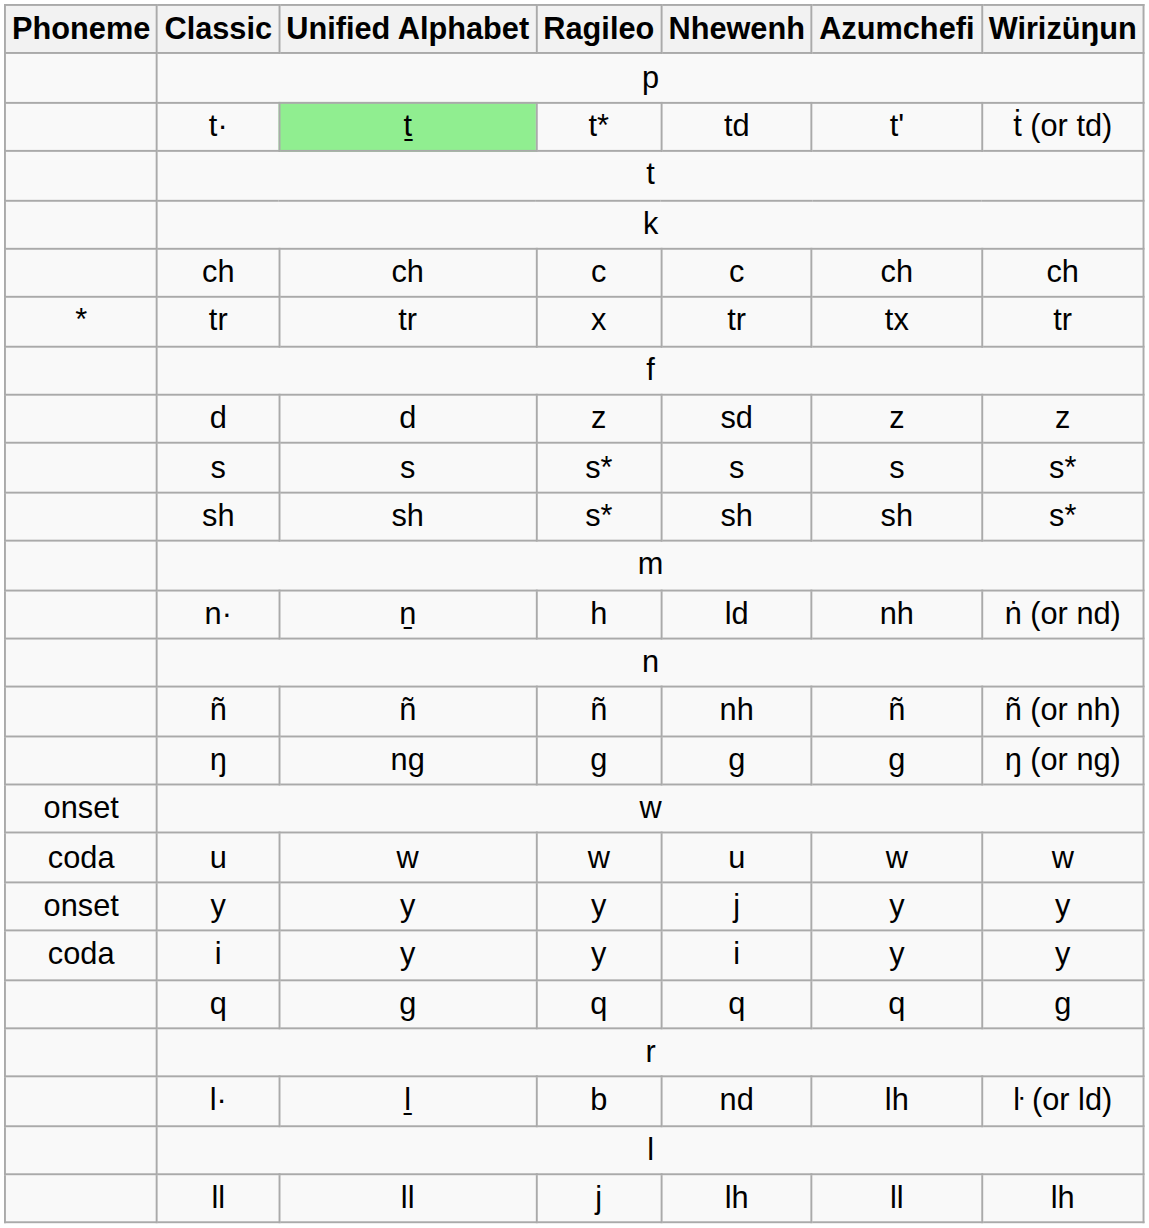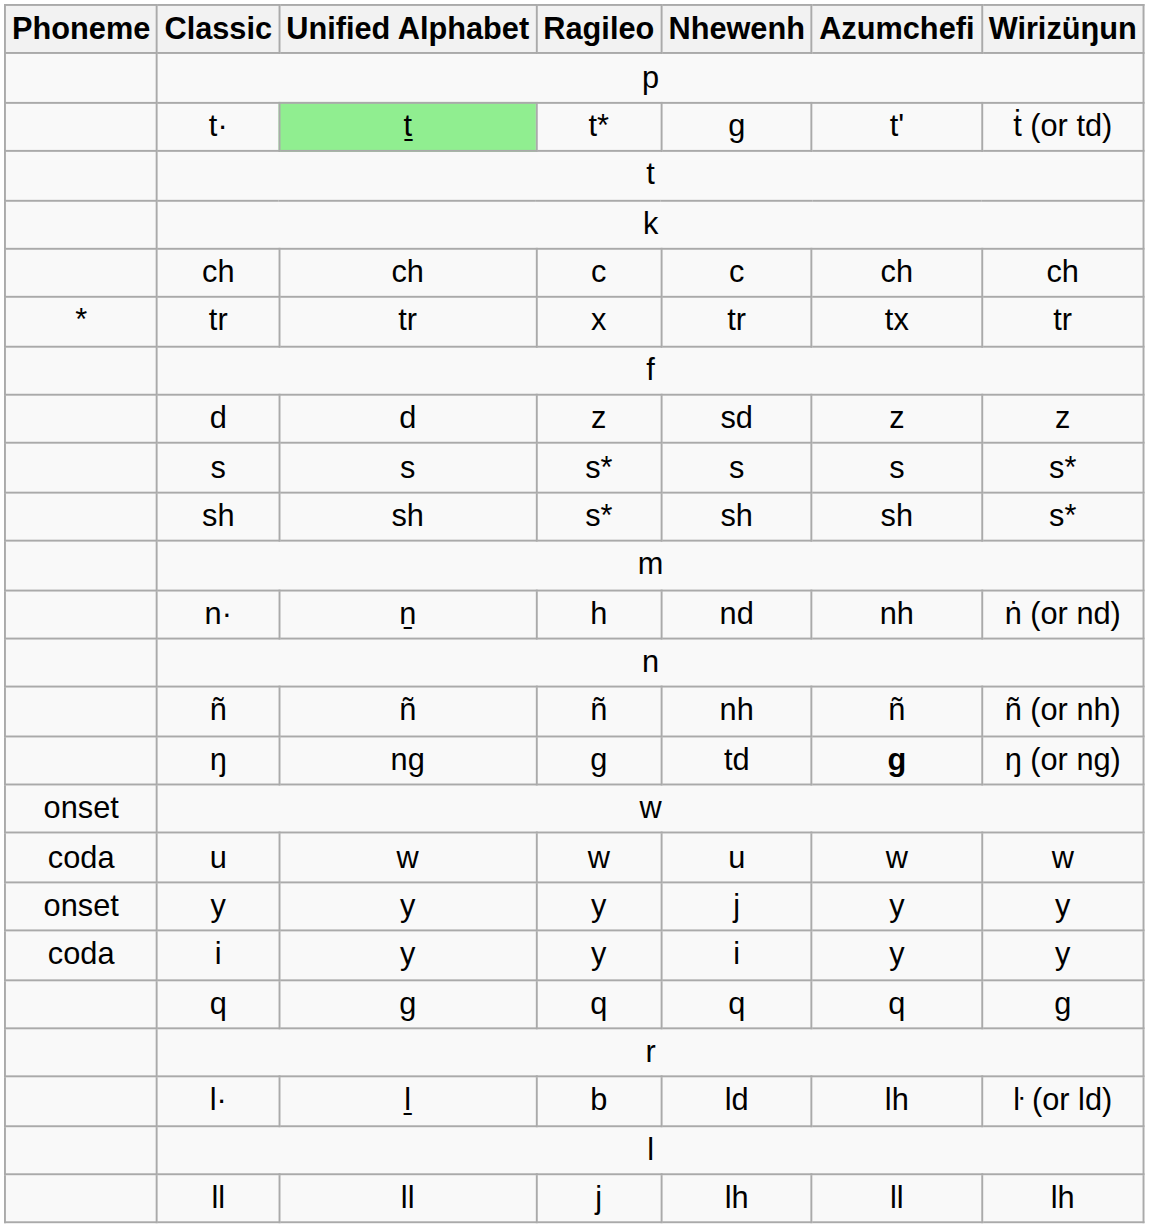(737, 126) td -> (737, 126) g
(737, 613) ld -> (737, 613) nd
(737, 759) g -> (737, 759) td
(897, 759) normal -> (897, 759) bold
(737, 1100) nd -> (737, 1100) ld
